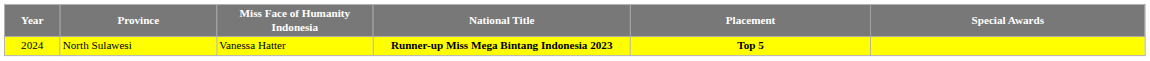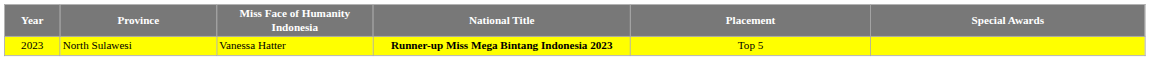(32, 46) 2024 -> (32, 46) 2023
(751, 46) bold -> (751, 46) normal
